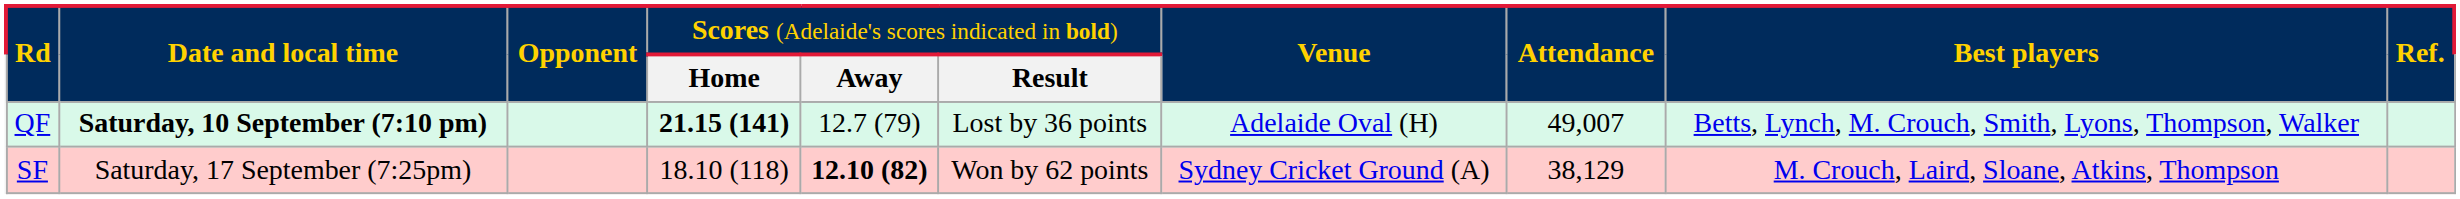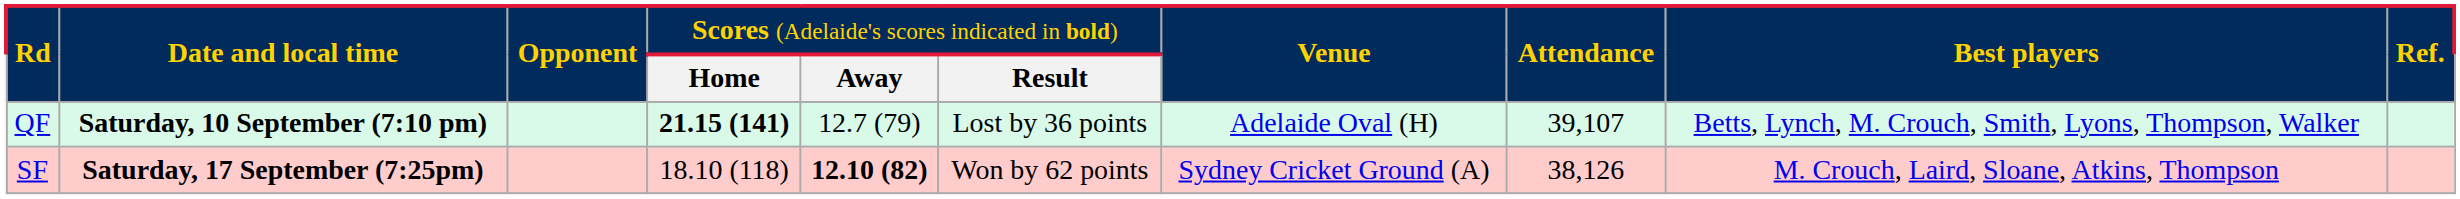(1586, 123) 49,007 -> (1586, 123) 39,107
(283, 170) normal -> (283, 170) bold
(1586, 170) 38,129 -> (1586, 170) 38,126
